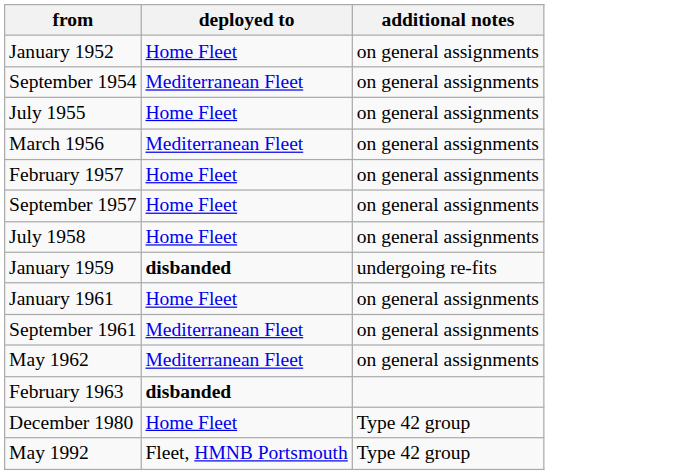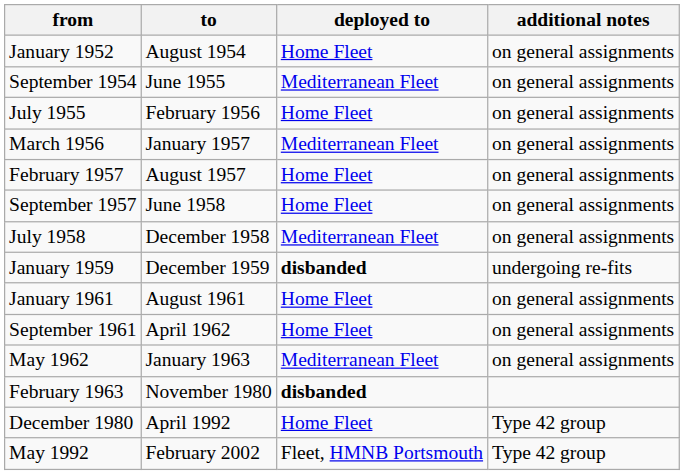+ column: (209, 19)
(191, 236) Home Fleet -> (360, 236) Mediterranean Fleet
(224, 329) Mediterranean Fleet -> (327, 329) Home Fleet
